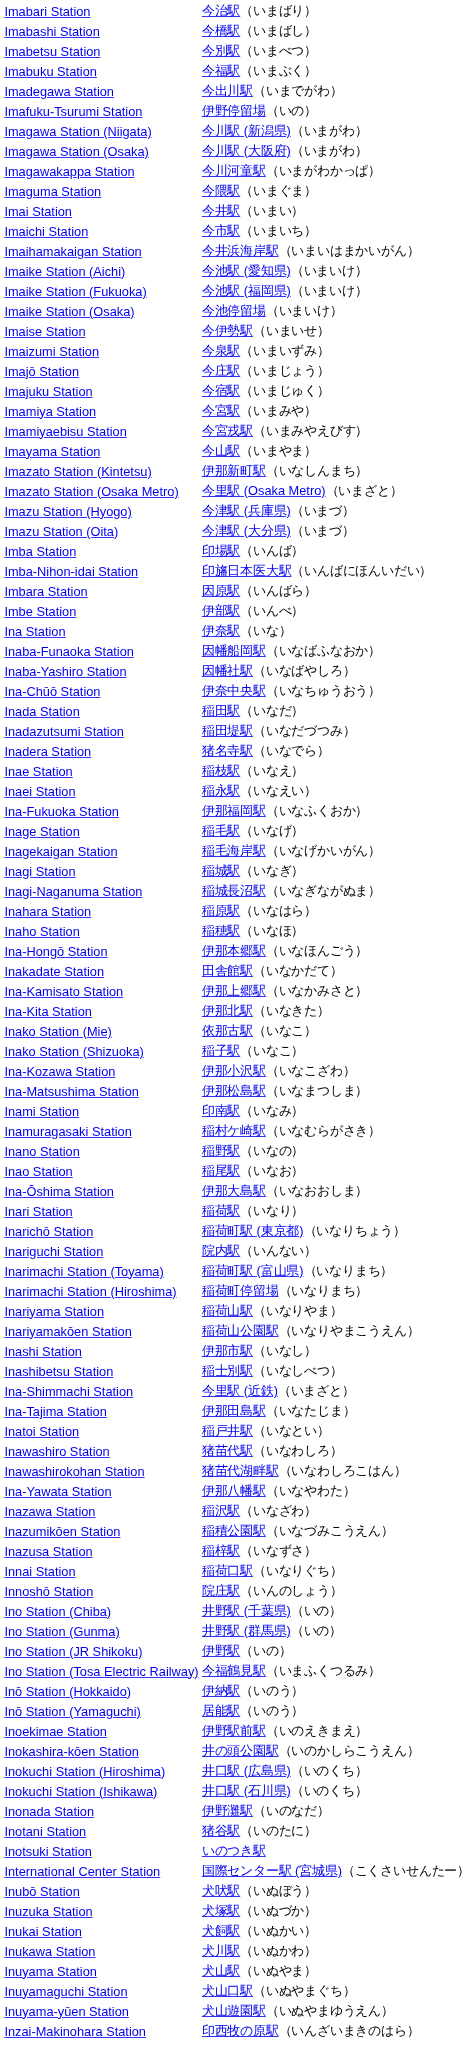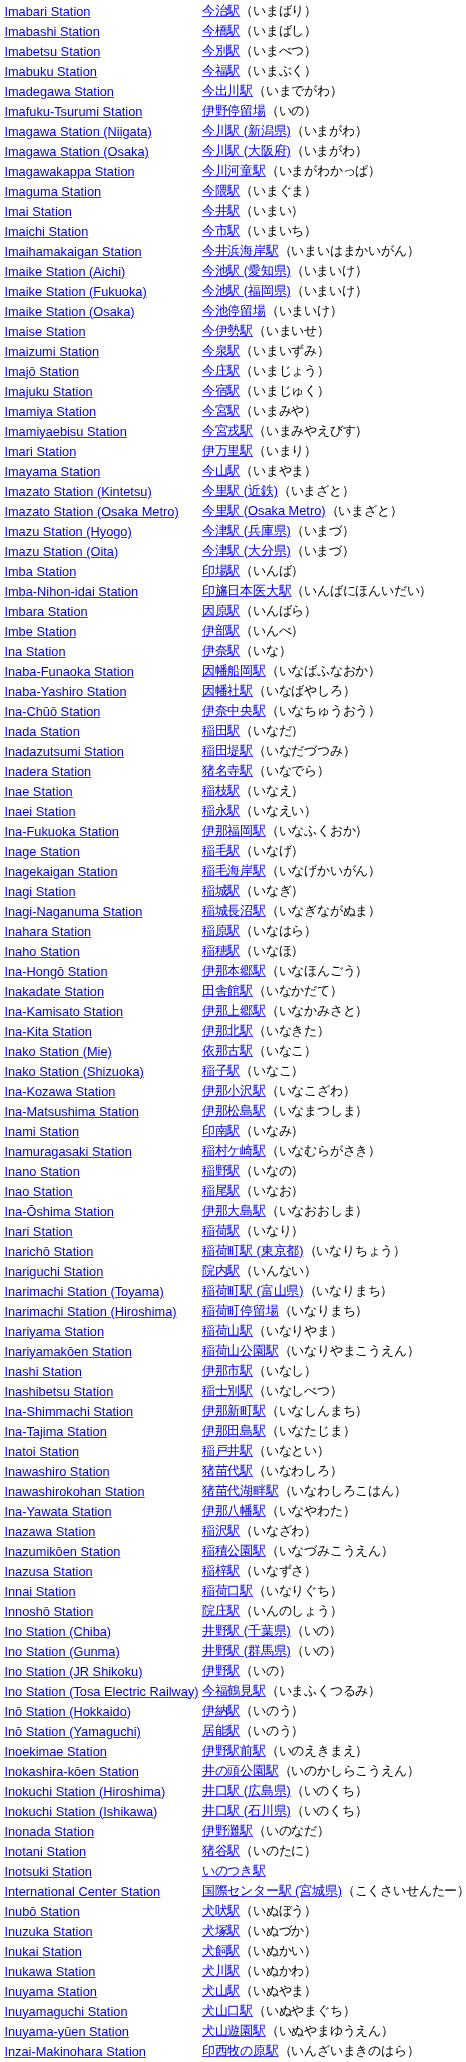+ row: (40, 451)
(285, 471) 伊那新町駅（いなしんまち） -> (278, 491) 今里駅 (近鉄)（いまざと）
(278, 1391) 今里駅 (近鉄)（いまざと） -> (285, 1411) 伊那新町駅（いなしんまち）
